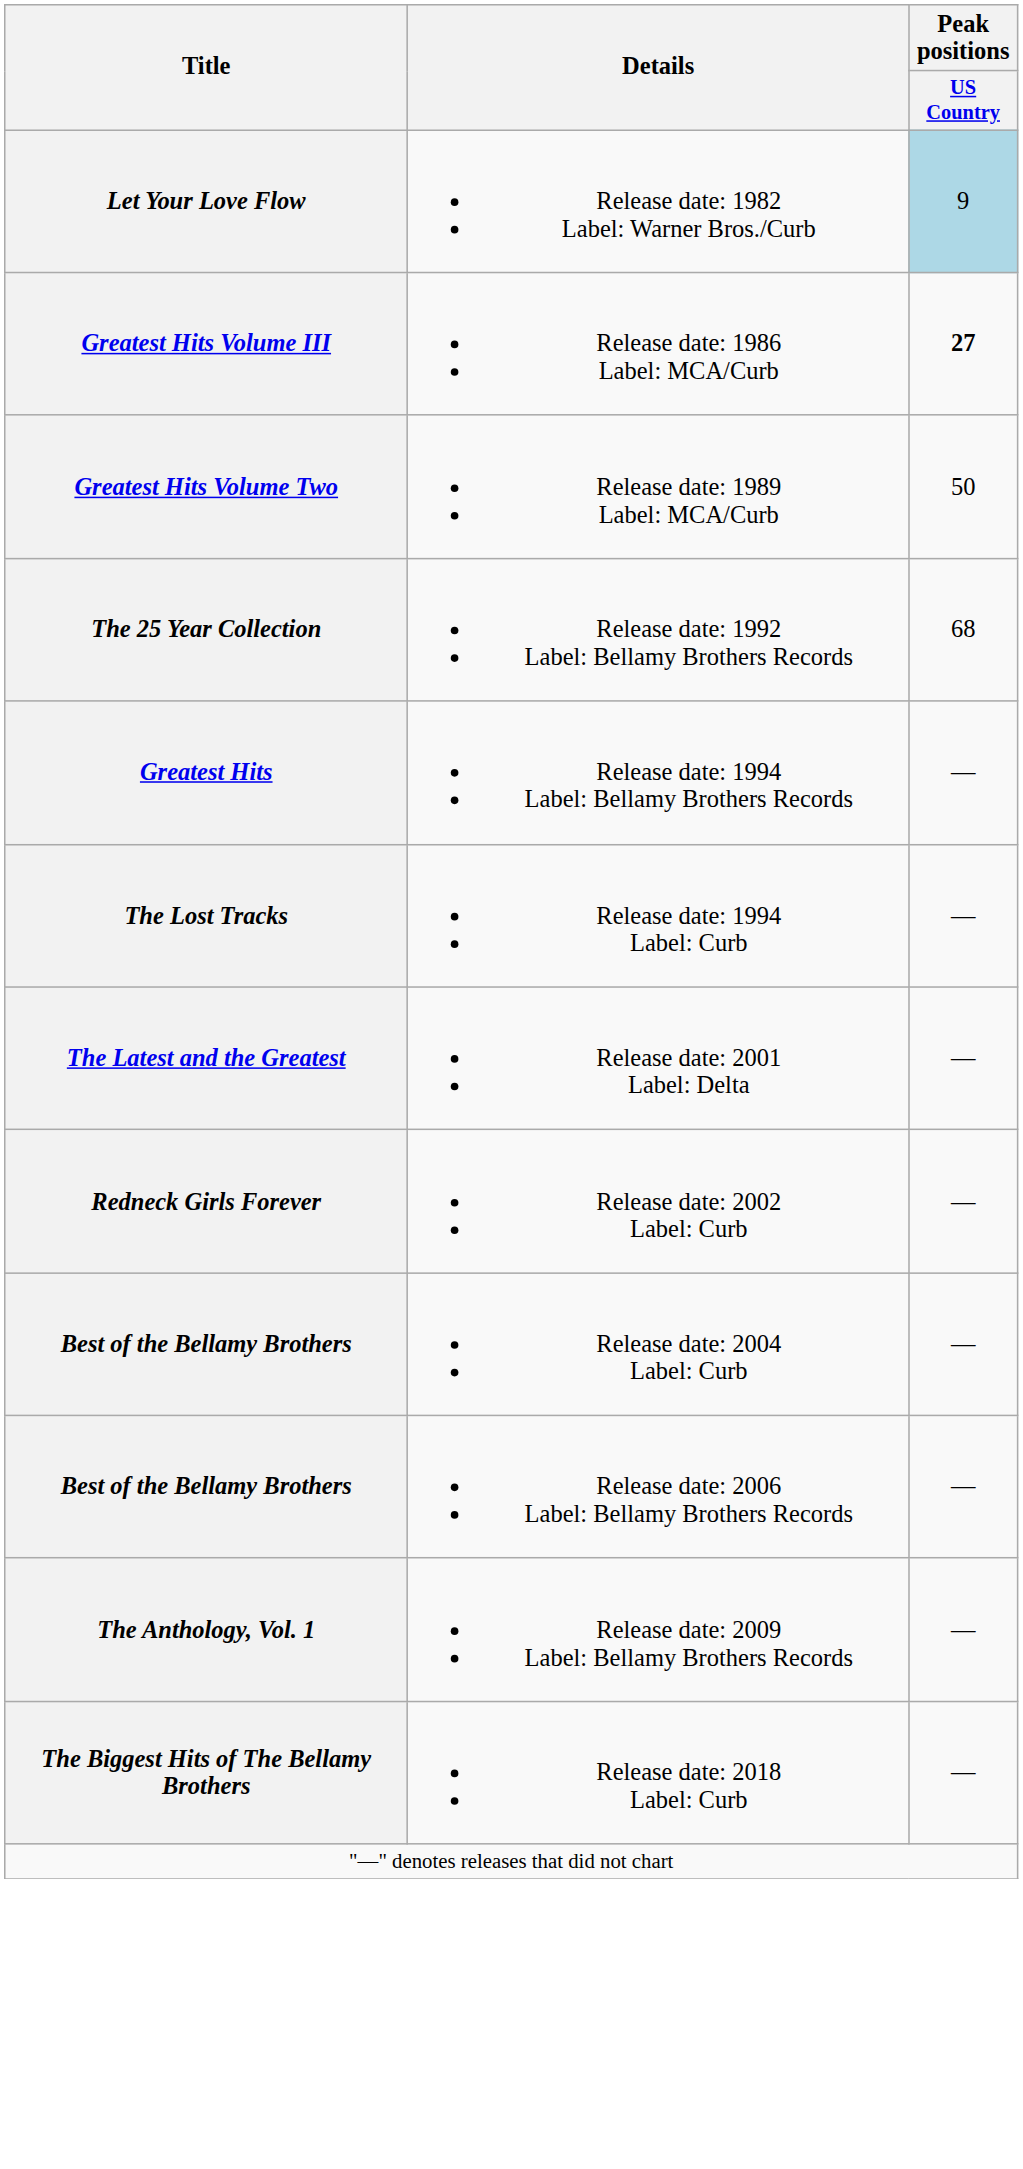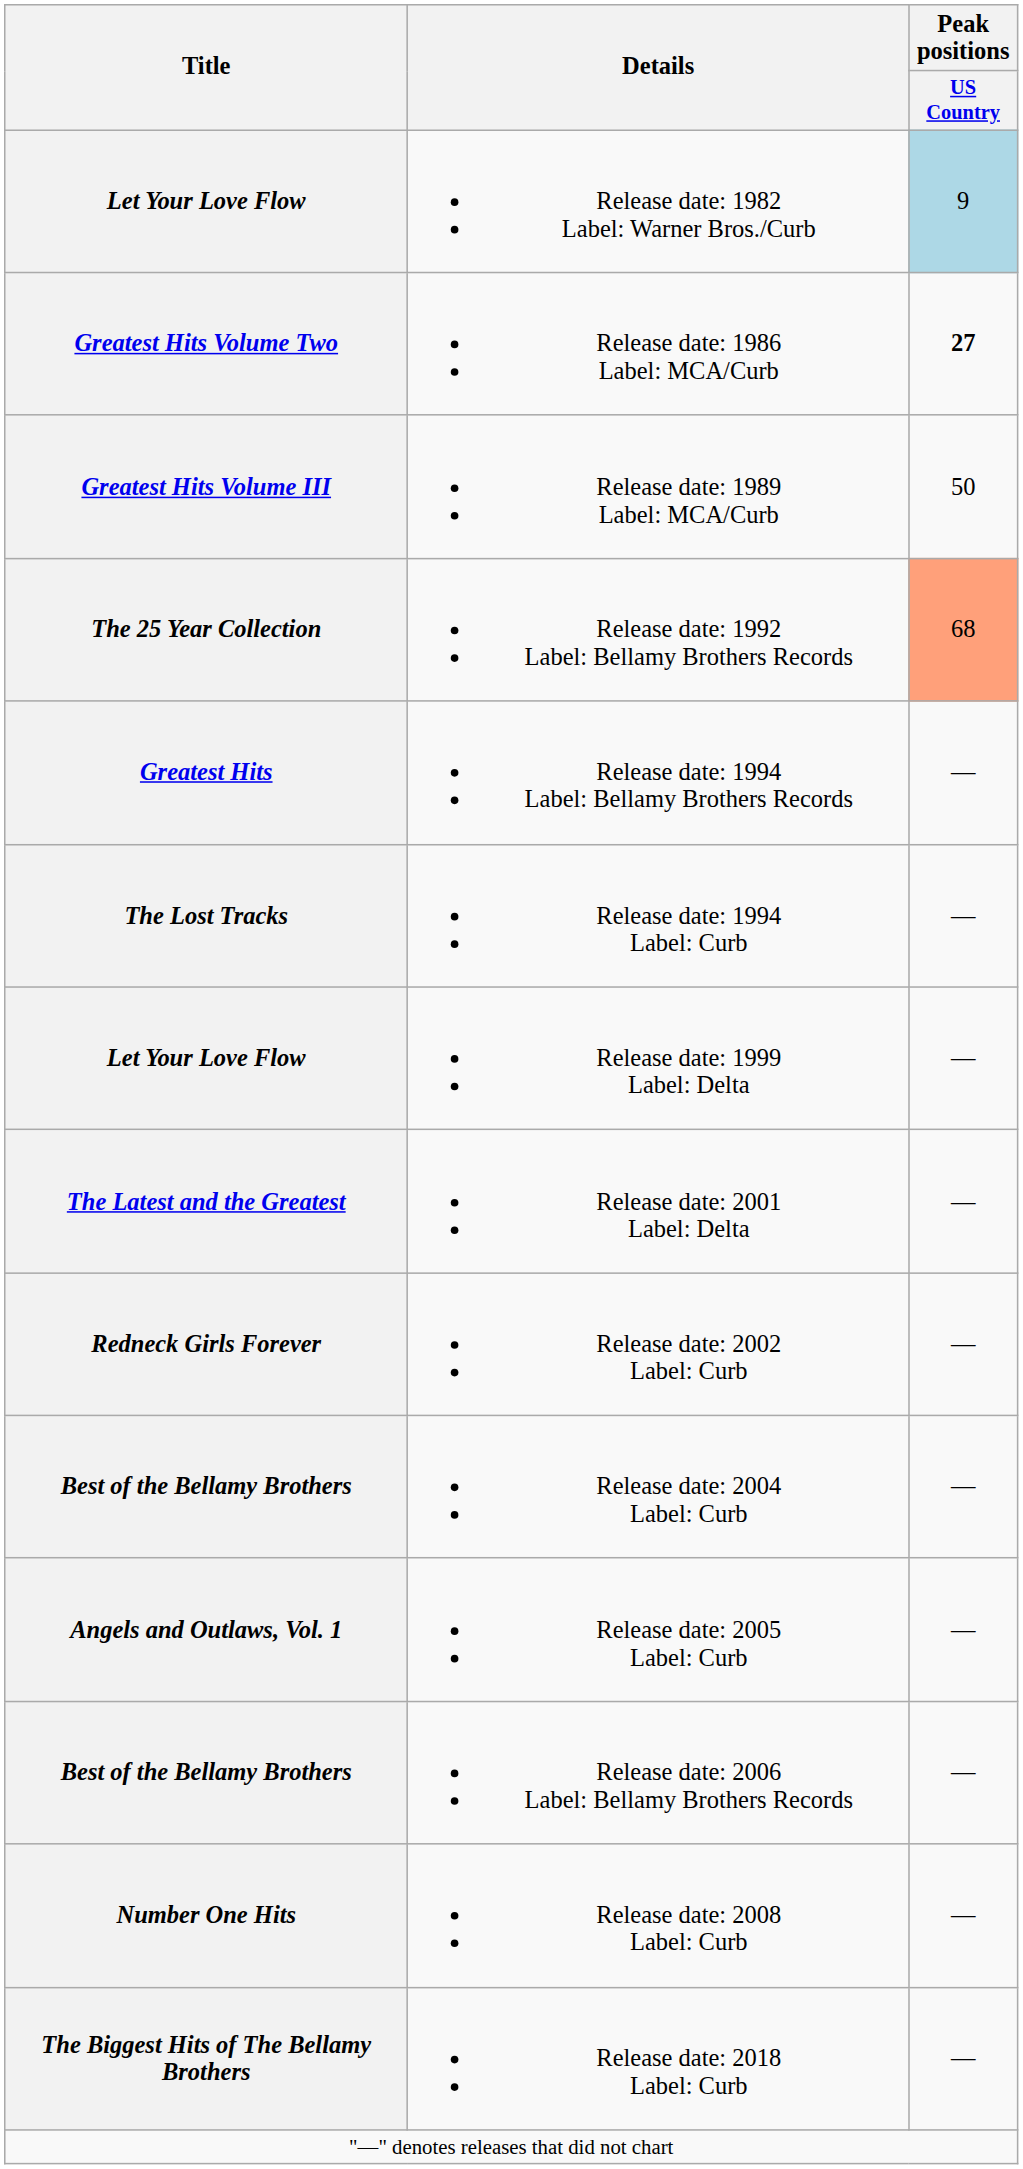(206, 343) Greatest Hits Volume III -> (206, 343) Greatest Hits Volume Two
(206, 486) Greatest Hits Volume Two -> (206, 486) Greatest Hits Volume III
(963, 629) no background -> (963, 629) lightsalmon background
+ row: (658, 1072)
+ row: (658, 1644)
+ row: (658, 1929)
- row: (658, 1644)
